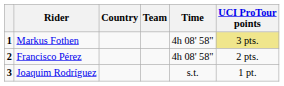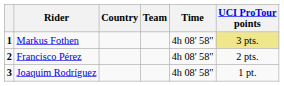(193, 72) s.t. -> (193, 72) 4h 08' 58"
